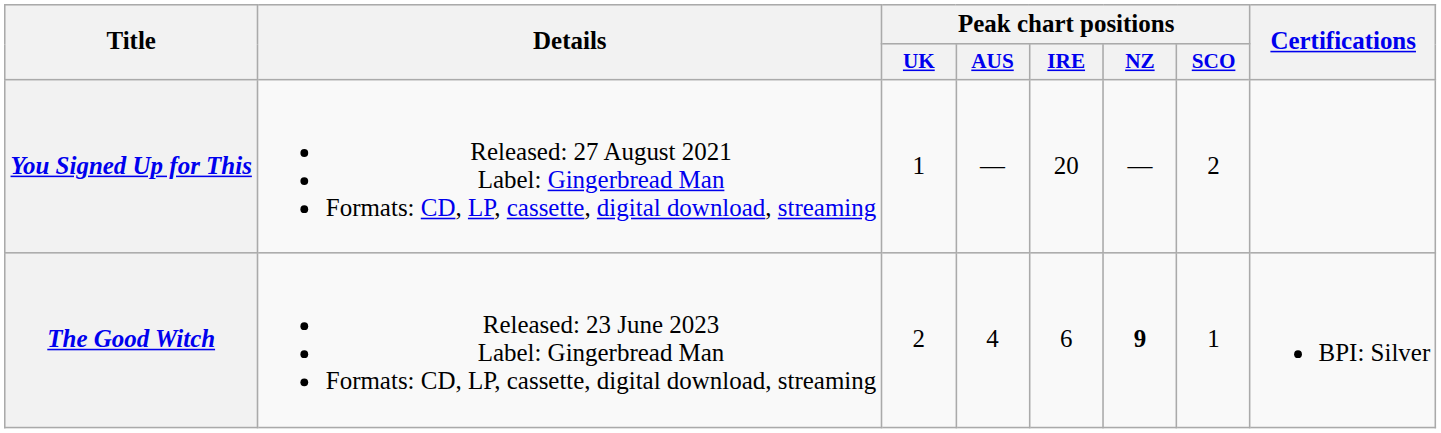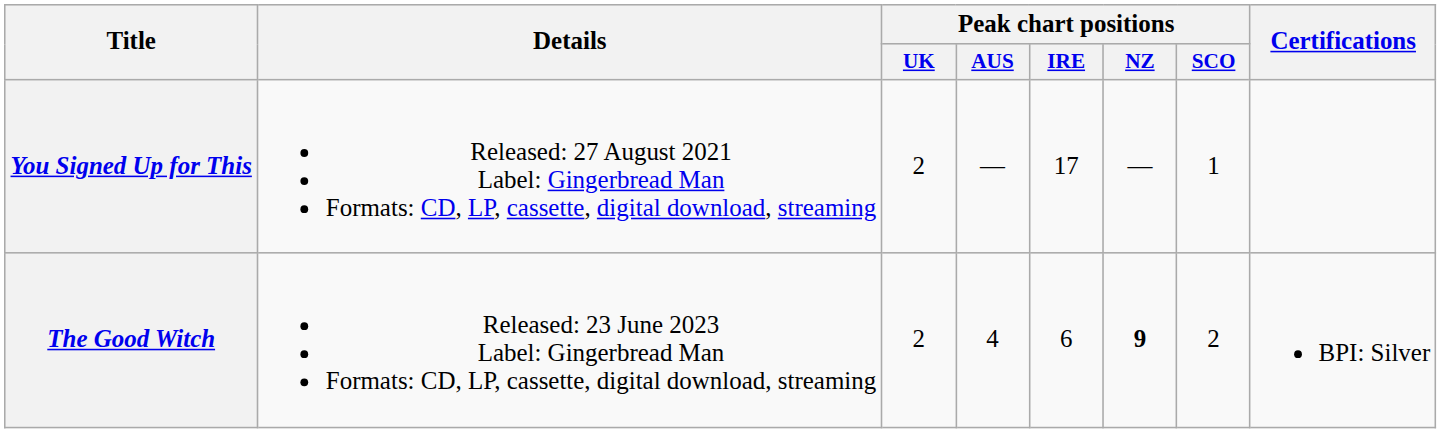(919, 165) 1 -> (919, 165) 2
(1066, 165) 20 -> (1066, 165) 17
(1214, 165) 2 -> (1214, 165) 1
(1214, 339) 1 -> (1214, 339) 2
